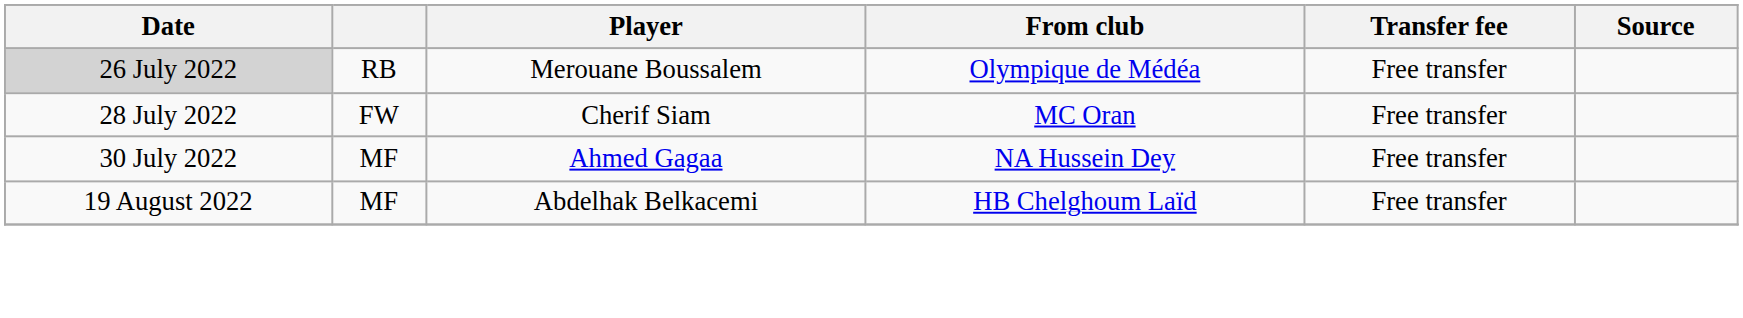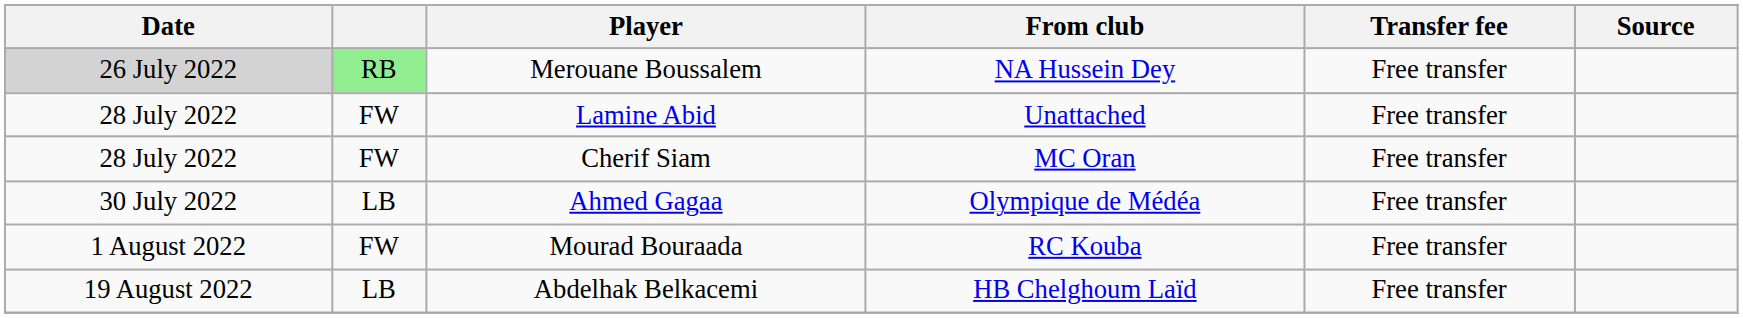(379, 70) no background -> (379, 70) lightgreen background
(1085, 70) Olympique de Médéa -> (1085, 70) NA Hussein Dey
+ row: (646, 114)
(379, 158) MF -> (379, 201) LB
(1085, 158) NA Hussein Dey -> (1085, 201) Olympique de Médéa
+ row: (646, 245)
(379, 201) MF -> (379, 289) LB
